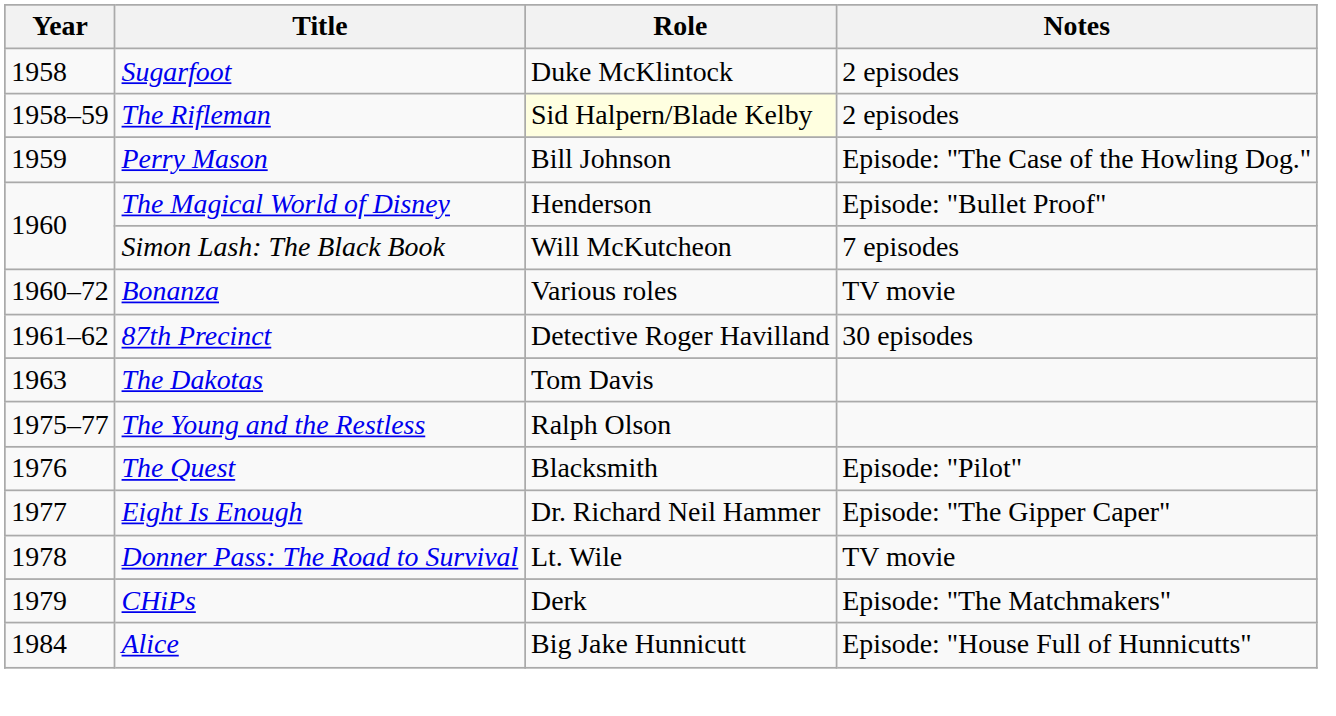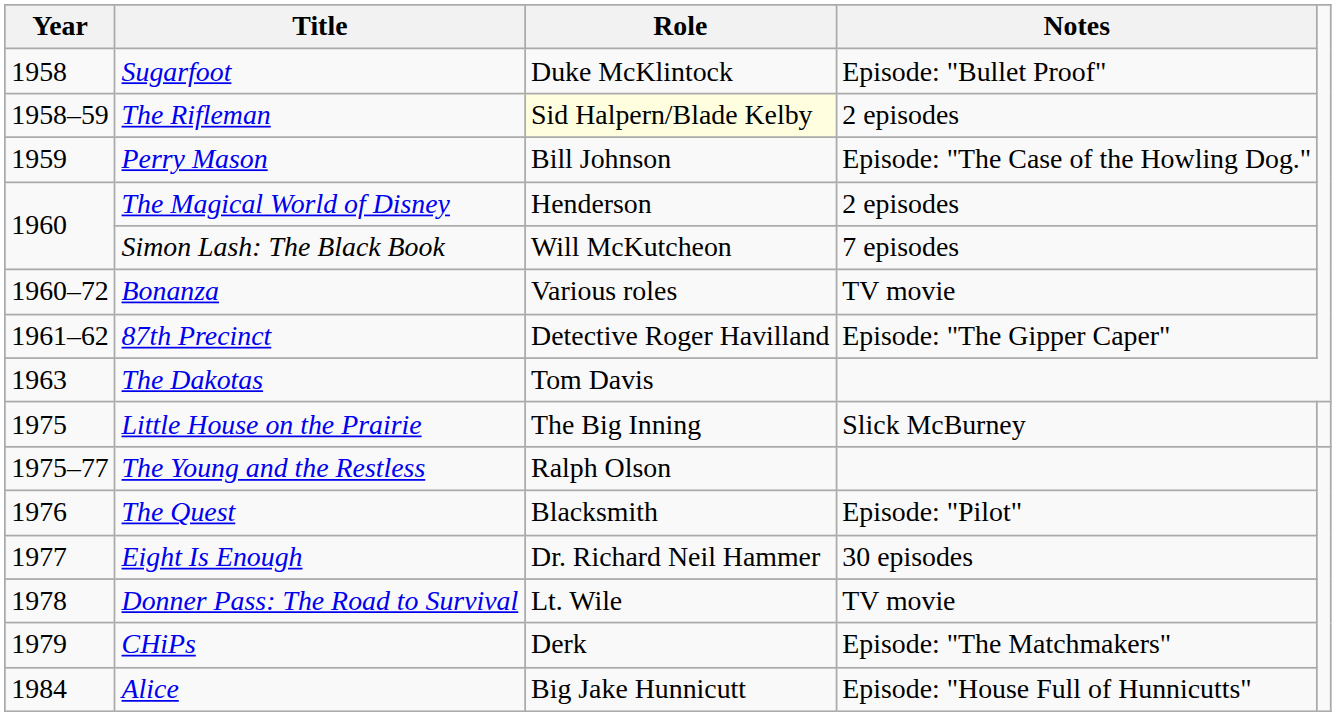(901, 70) 2 episodes -> (974, 70) Episode: "Bullet Proof"
(974, 203) Episode: "Bullet Proof" -> (901, 203) 2 episodes
(908, 335) 30 episodes -> (1006, 335) Episode: "The Gipper Caper"
+ row: (272, 423)
(1006, 512) Episode: "The Gipper Caper" -> (908, 556) 30 episodes
